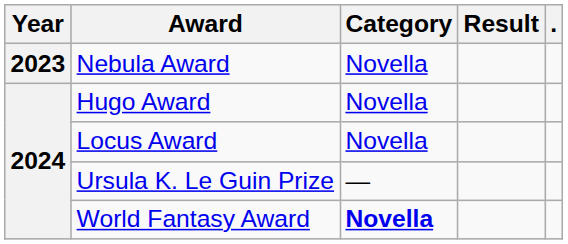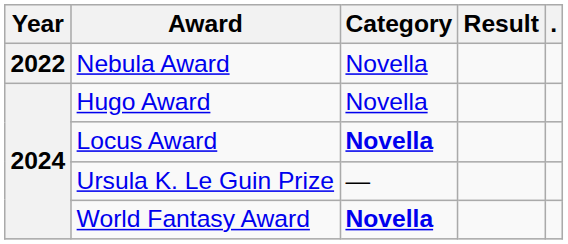(38, 63) 2023 -> (38, 63) 2022
(387, 141) normal -> (389, 141) bold
